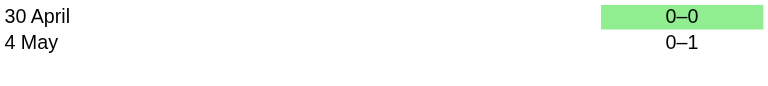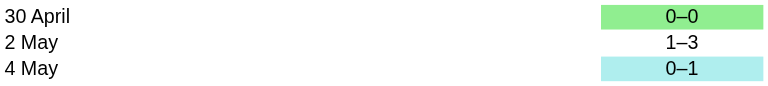+ row: (31, 42)
(682, 42) no background -> (682, 68) paleturquoise background
